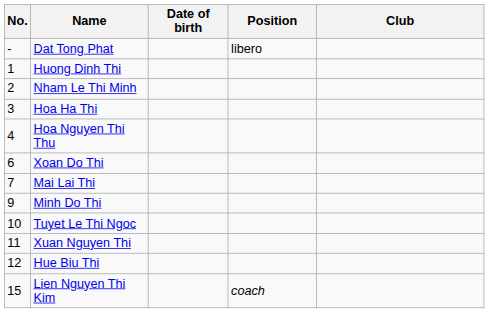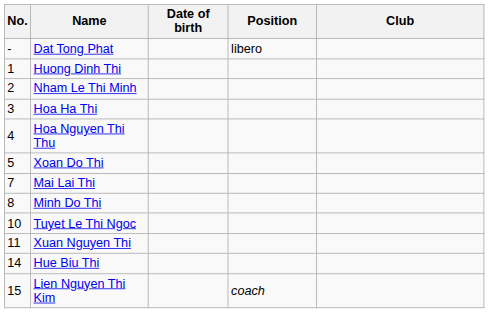(11, 163) 6 -> (11, 163) 5
(11, 203) 9 -> (11, 203) 8
(14, 263) 12 -> (14, 263) 14
